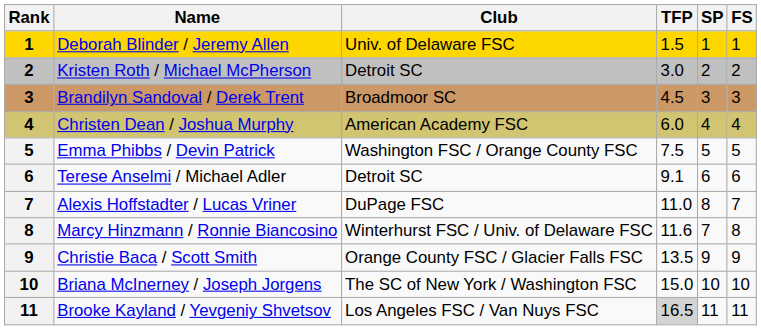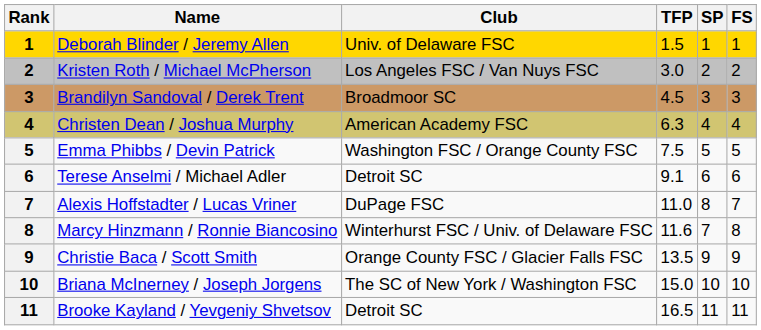(384, 71) Detroit SC -> (472, 71) Los Angeles FSC / Van Nuys FSC
(672, 124) 6.0 -> (672, 124) 6.3
(472, 310) Los Angeles FSC / Van Nuys FSC -> (384, 310) Detroit SC
(677, 310) lightgrey background -> (677, 310) no background
